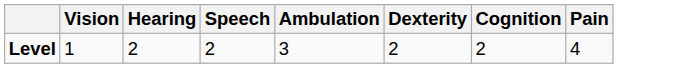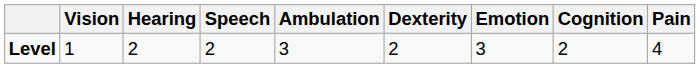+ column: (512, 19)
